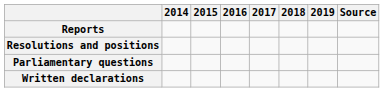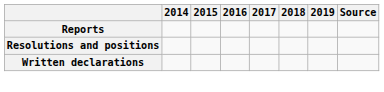- row: (83, 62)
